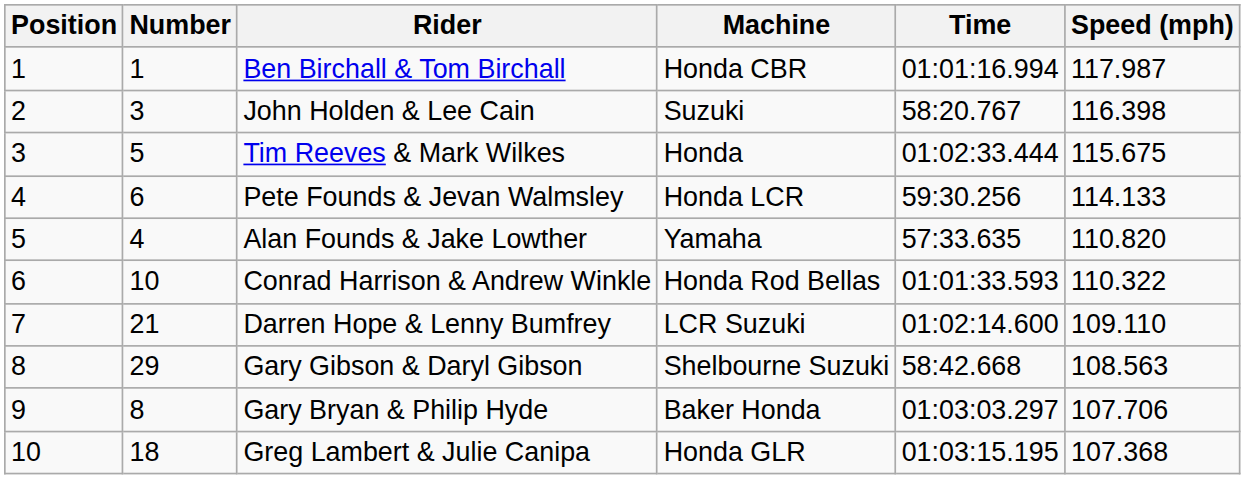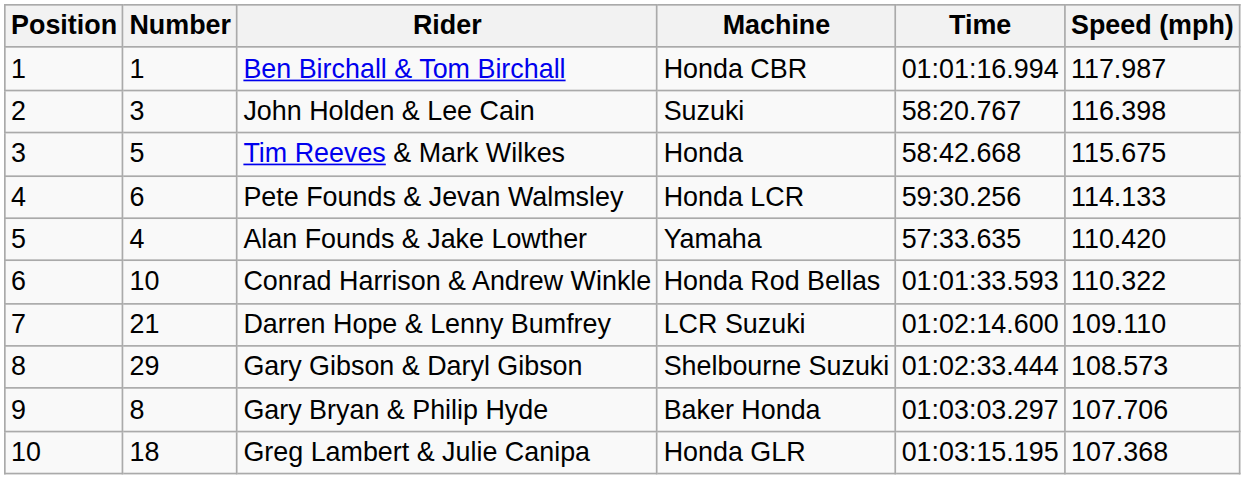(980, 153) 01:02:33.444 -> (961, 153) 58:42.668
(1119, 238) 110.820 -> (1119, 238) 110.420
(961, 366) 58:42.668 -> (980, 366) 01:02:33.444
(1120, 366) 108.563 -> (1120, 366) 108.573
